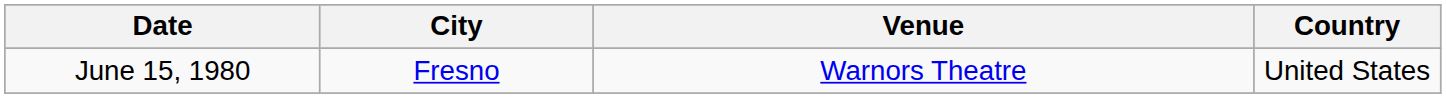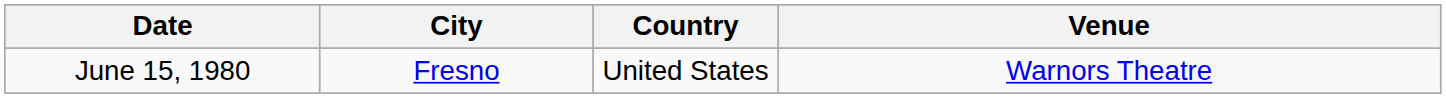columns swapped: (1347, 26) <-> (923, 26)
